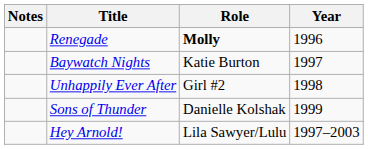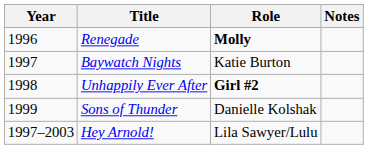columns swapped: (326, 16) <-> (25, 16)
(204, 86) normal -> (236, 86) bold
